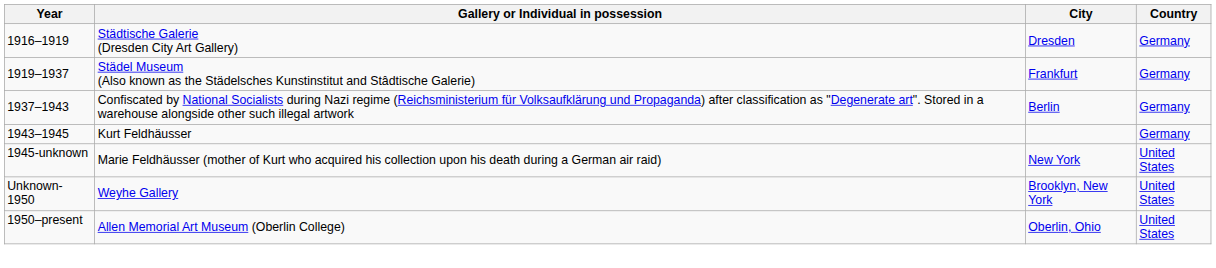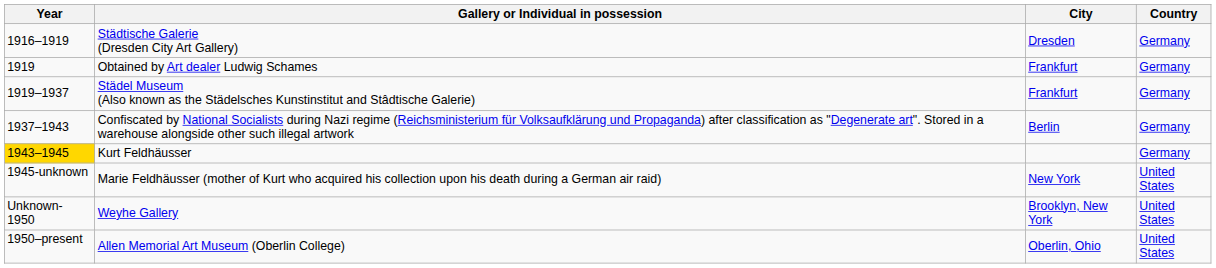+ row: (208, 67)
(43, 134) no background -> (43, 153) gold background
